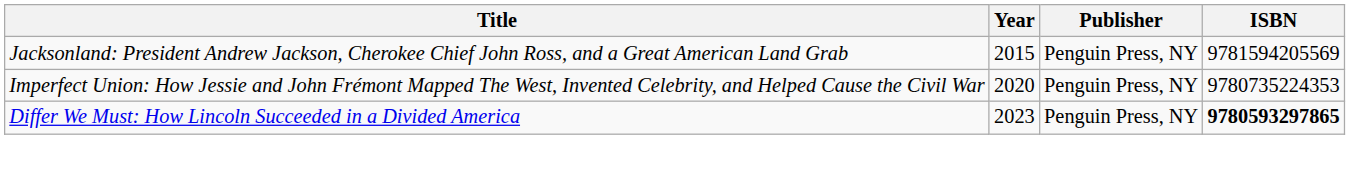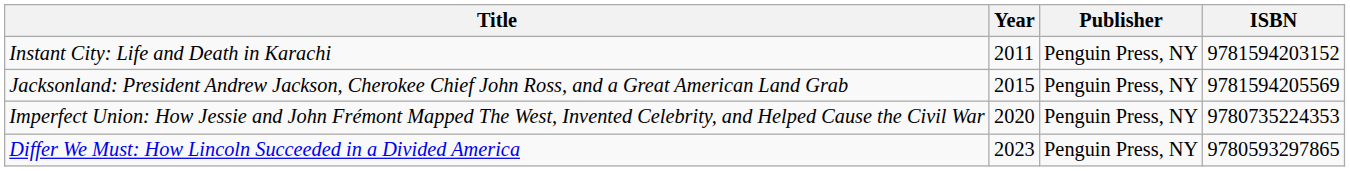+ row: (170, 52)
(1274, 117) bold -> (1274, 149) normal
